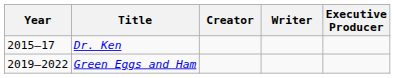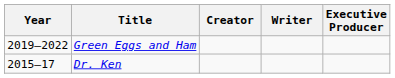rows swapped: (98, 45) <-> (135, 64)
